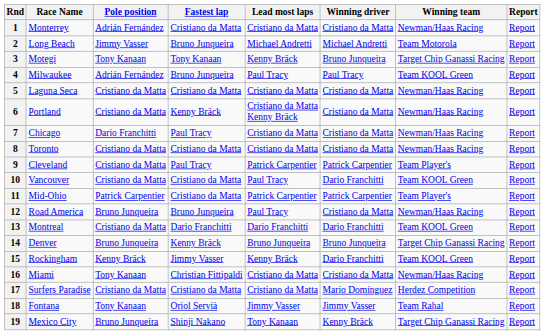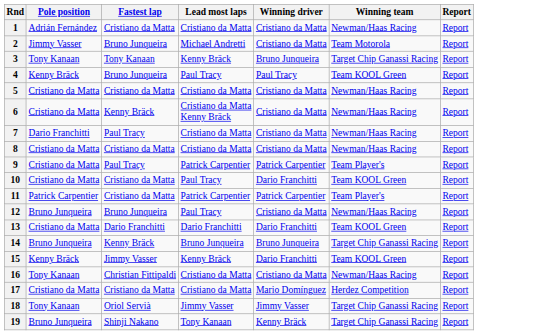- column: (60, 11)
(355, 43) Michael Andretti -> (291, 43) Cristiano da Matta
(129, 74) Adrián Fernández -> (54, 74) Kenny Bräck
(421, 305) Team Rahal -> (385, 305) Target Chip Ganassi Racing
